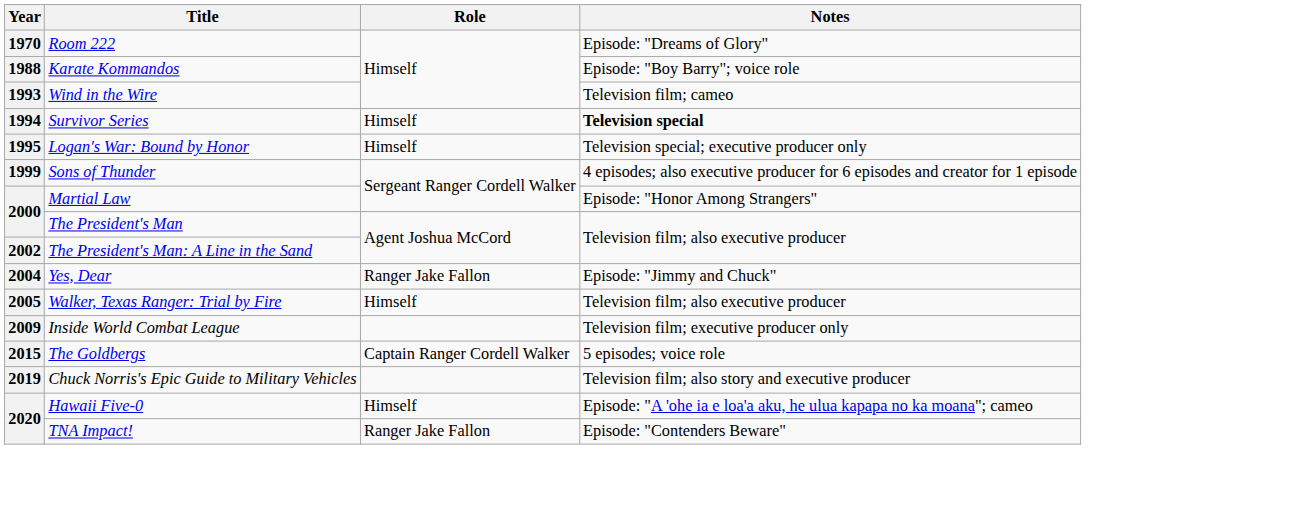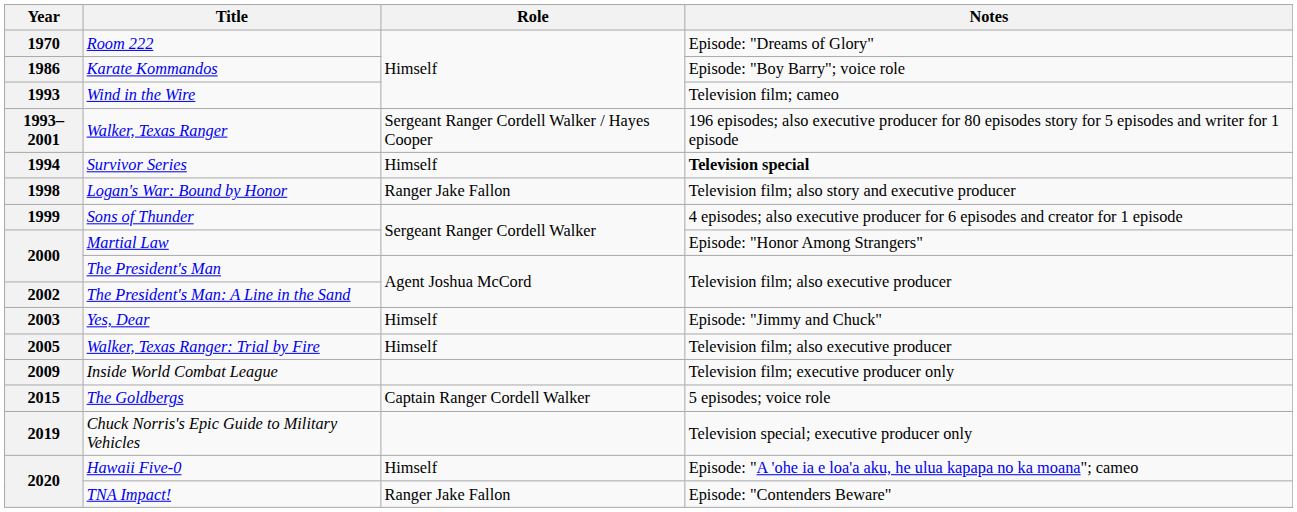(25, 69) 1988 -> (44, 69) 1986
+ row: (157, 130)
(25, 146) 1995 -> (44, 191) 1998
(390, 146) Himself -> (448, 191) Ranger Jake Fallon
(725, 146) Television special; executive producer only -> (852, 191) Television film; also story and executive producer
(25, 276) 2004 -> (44, 320) 2003
(427, 276) Ranger Jake Fallon -> (411, 320) Himself
(747, 379) Television film; also story and executive producer -> (830, 433) Television special; executive producer only
